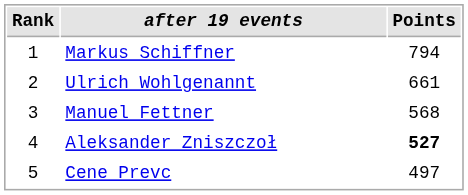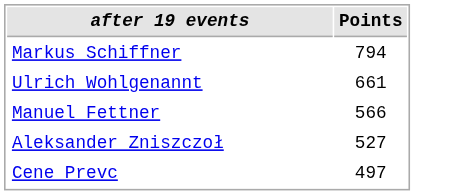- column: (33, 21)
(424, 113) 568 -> (371, 113) 566
(424, 143) bold -> (371, 143) normal
